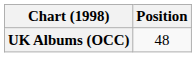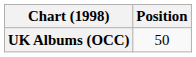(162, 39) 48 -> (162, 39) 50
